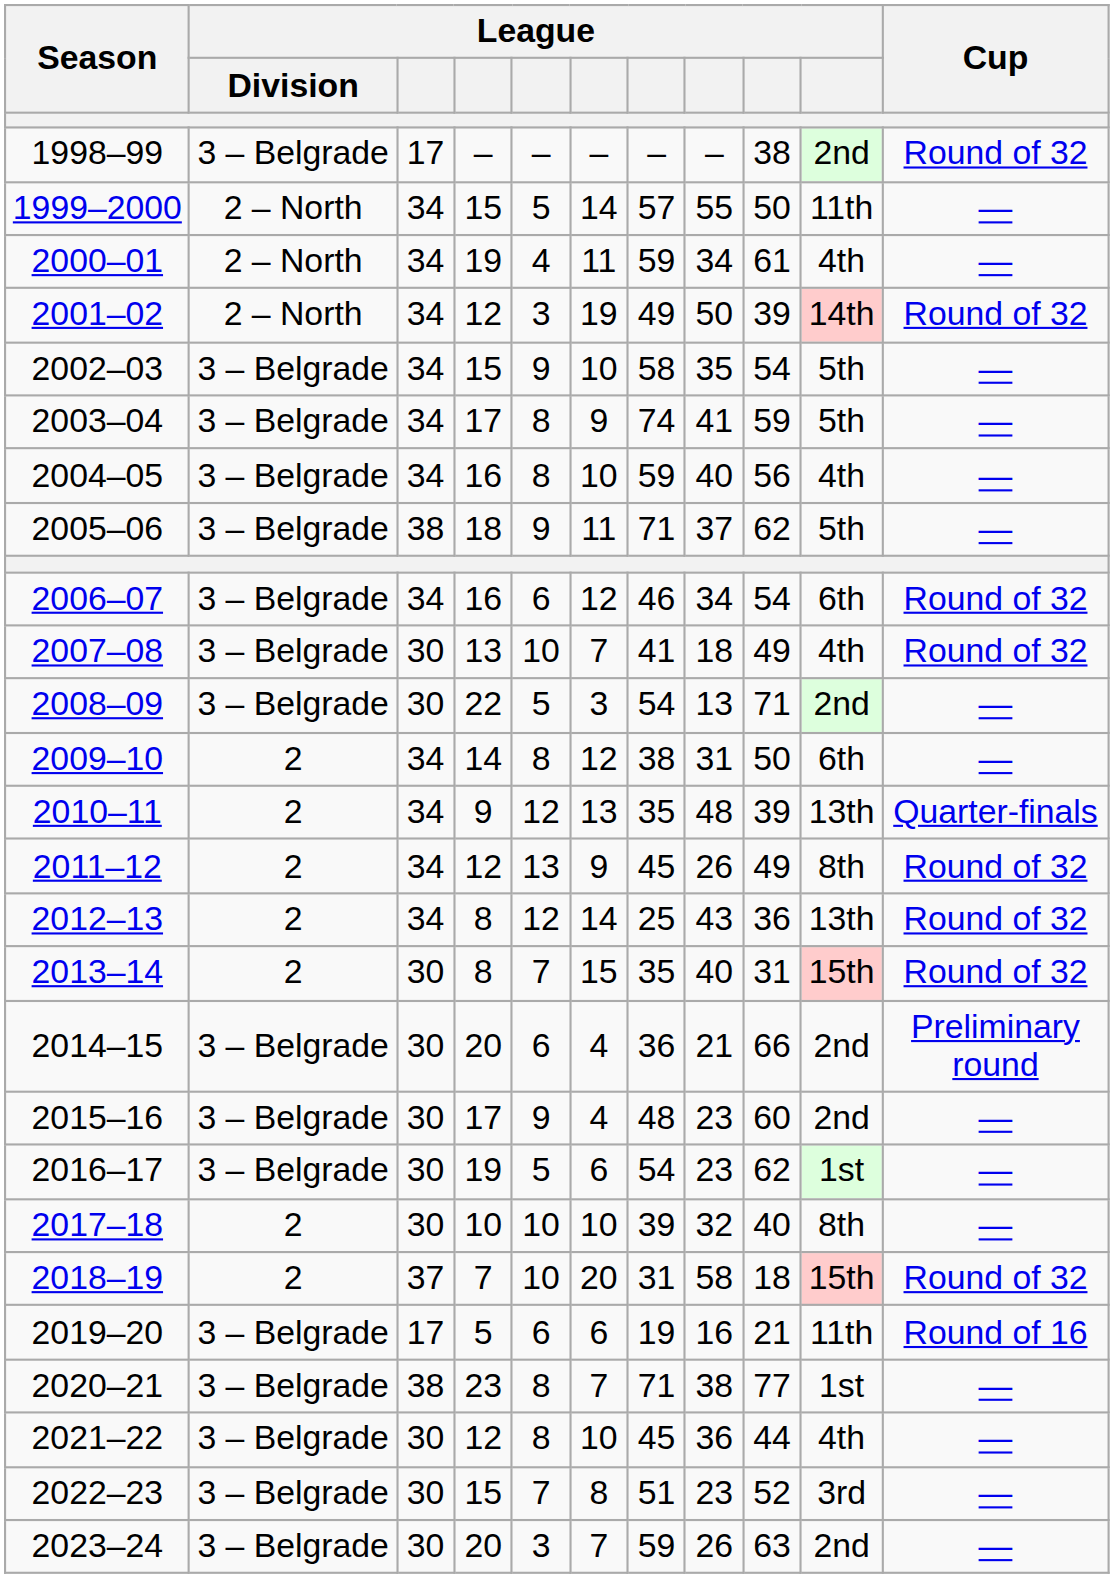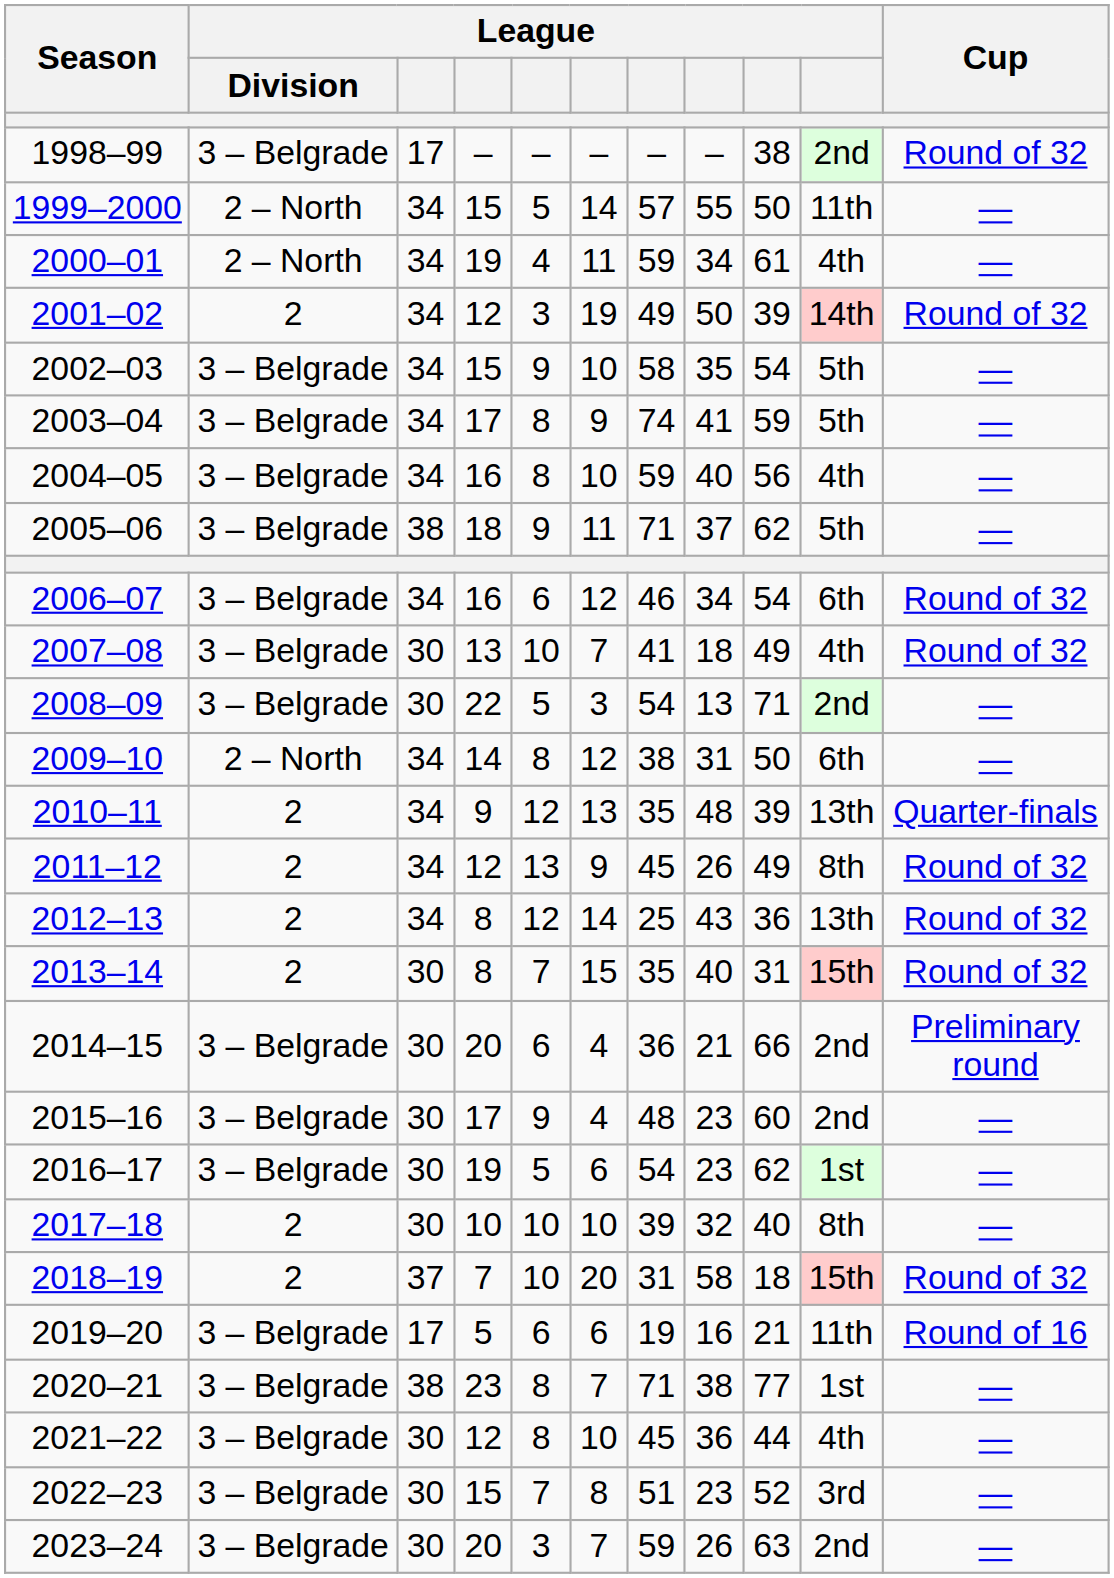(293, 314) 2 – North -> (293, 314) 2
(293, 758) 2 -> (293, 758) 2 – North
